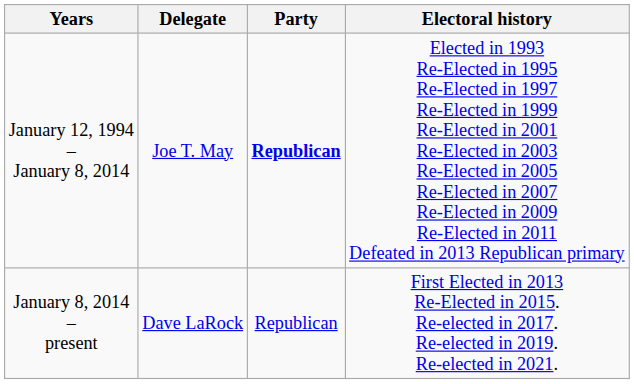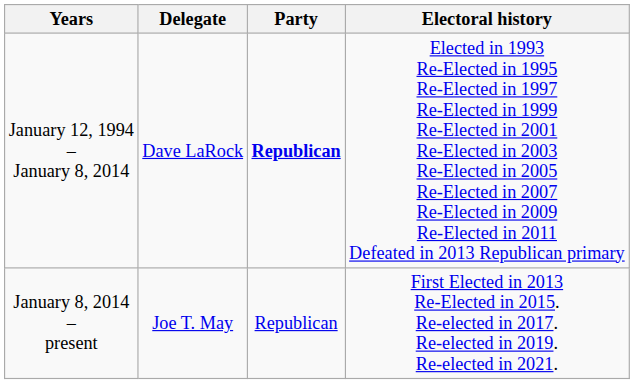(193, 150) Joe T. May -> (193, 150) Dave LaRock
(193, 323) Dave LaRock -> (193, 323) Joe T. May
